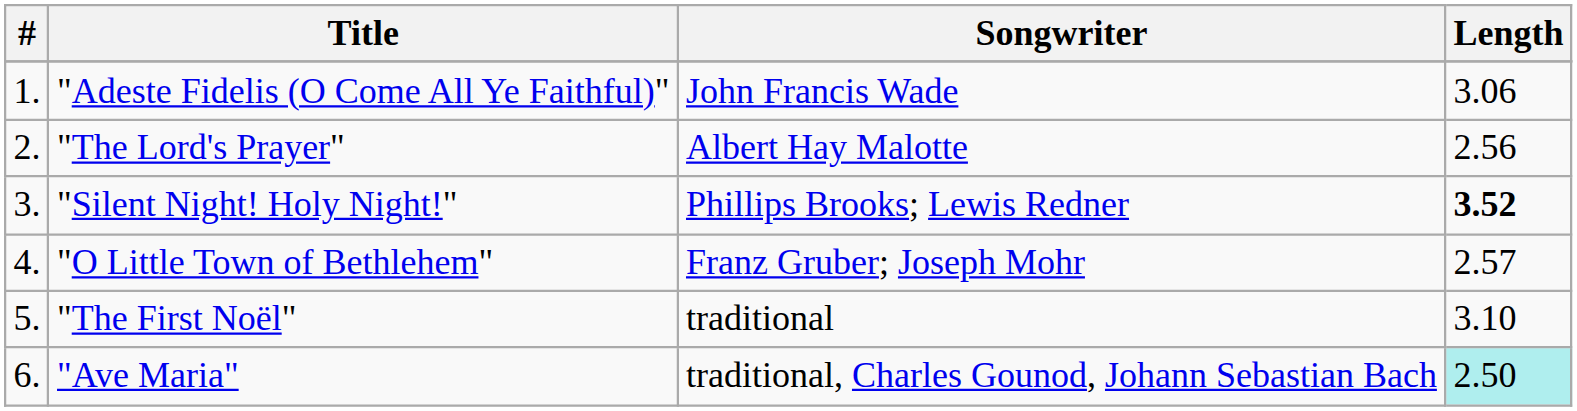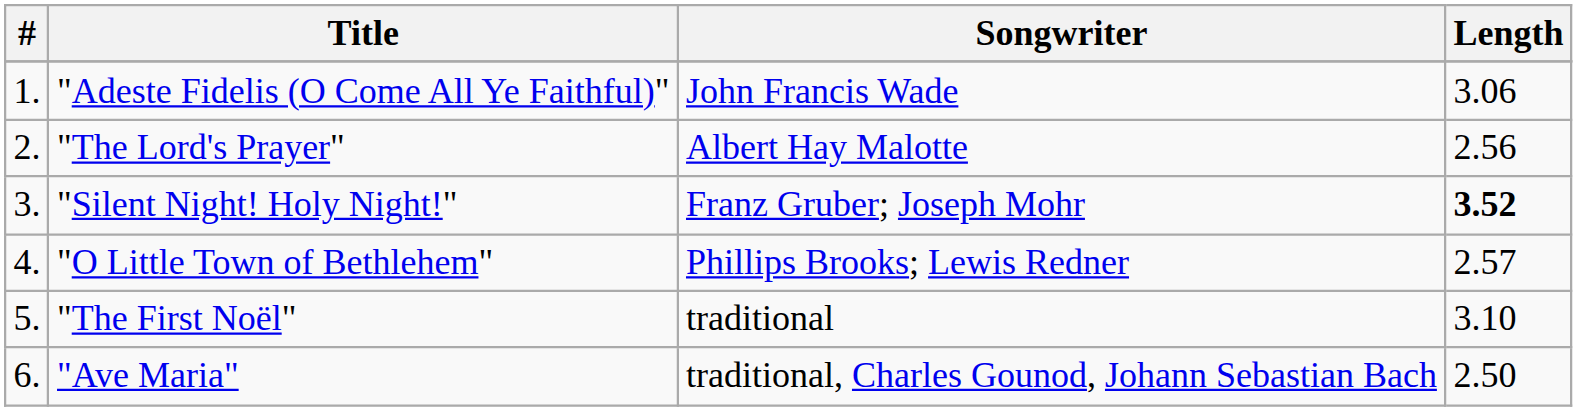(908, 204) Phillips Brooks; Lewis Redner -> (885, 204) Franz Gruber; Joseph Mohr
(885, 261) Franz Gruber; Joseph Mohr -> (908, 261) Phillips Brooks; Lewis Redner
(1485, 375) paleturquoise background -> (1485, 375) no background
